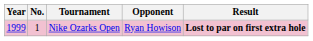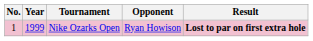columns swapped: (37, 12) <-> (16, 12)
